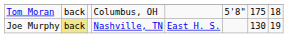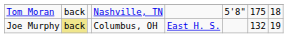(126, 12) Columbus, OH -> (128, 12) Nashville, TN
(128, 26) Nashville, TN -> (126, 26) Columbus, OH
(258, 26) 130 -> (258, 26) 132
